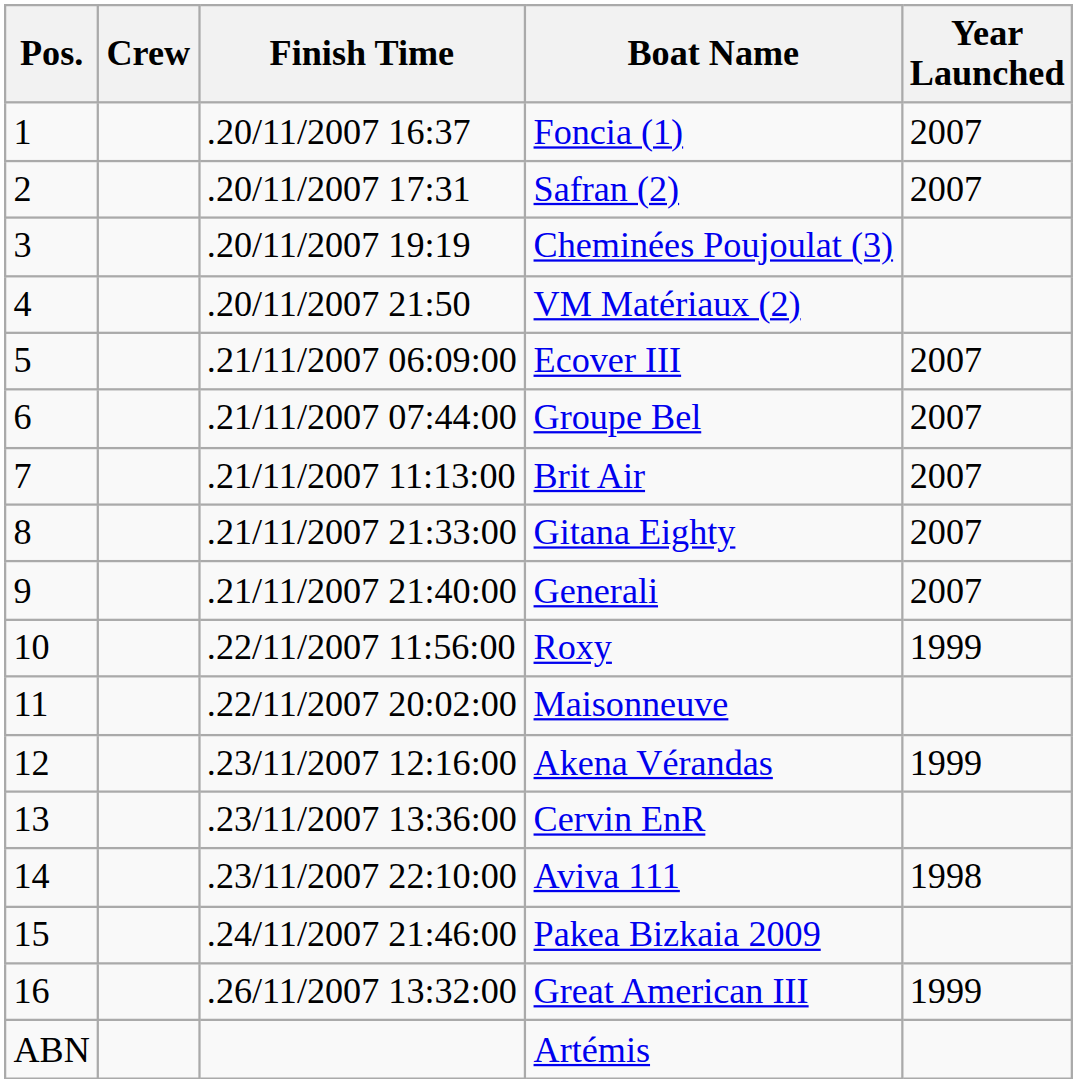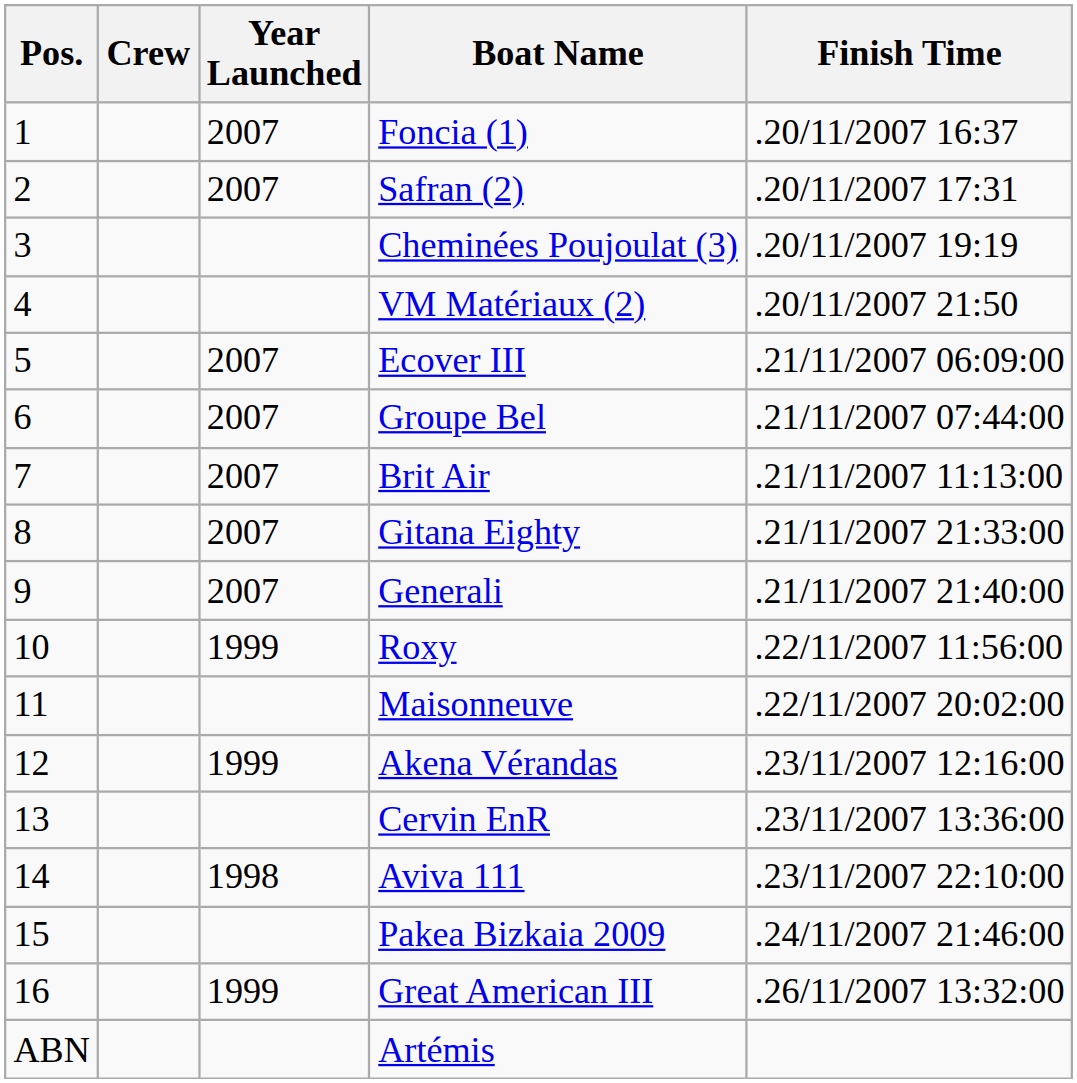columns swapped: (987, 53) <-> (362, 53)
